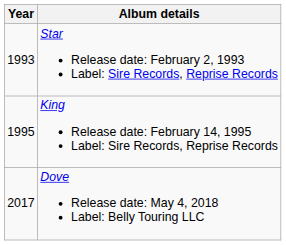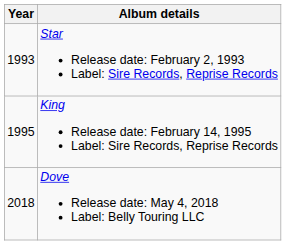(21, 203) 2017 -> (21, 203) 2018
